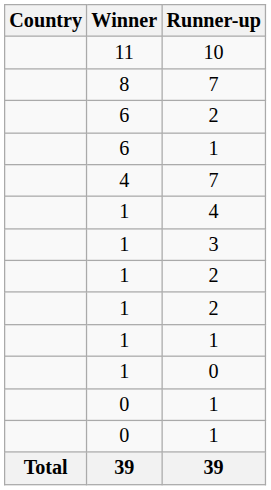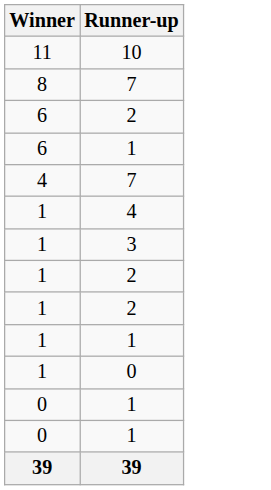- column: (46, 20)
